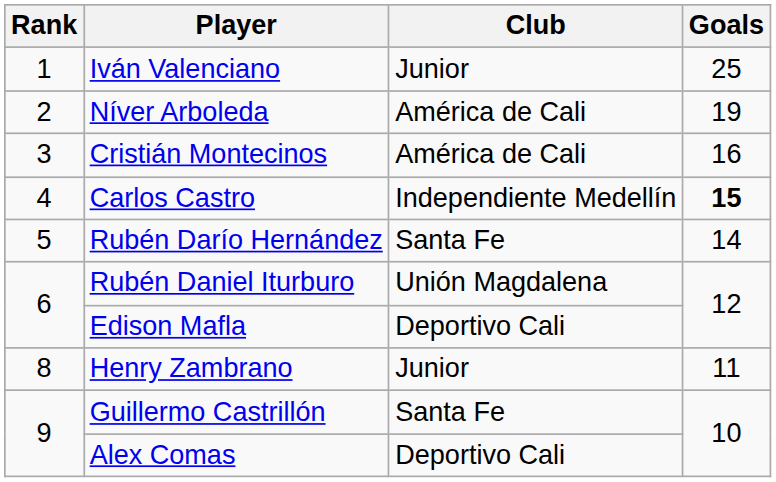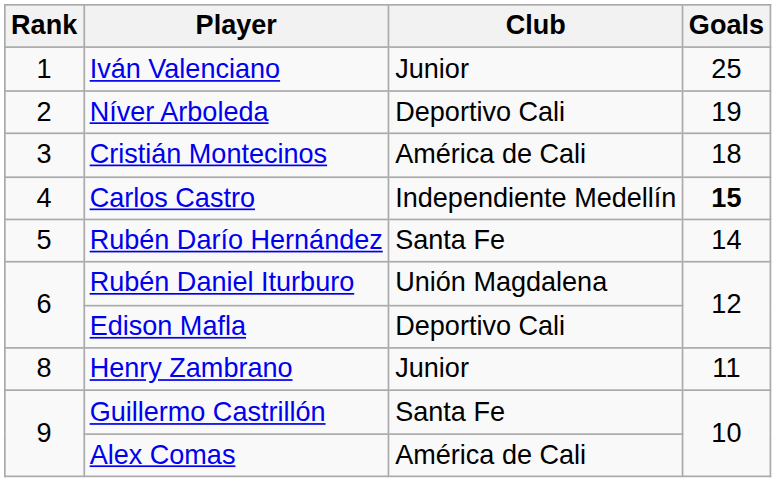(491, 111) América de Cali -> (480, 111) Deportivo Cali
(726, 154) 16 -> (726, 154) 18
(480, 454) Deportivo Cali -> (491, 454) América de Cali
